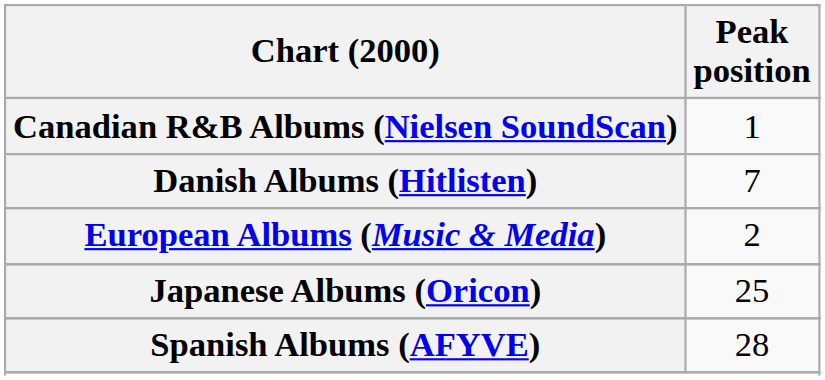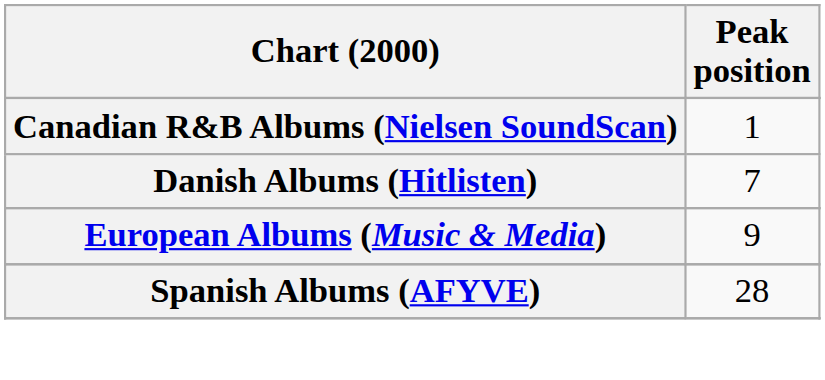(752, 235) 2 -> (752, 235) 9
- row: (345, 290)
